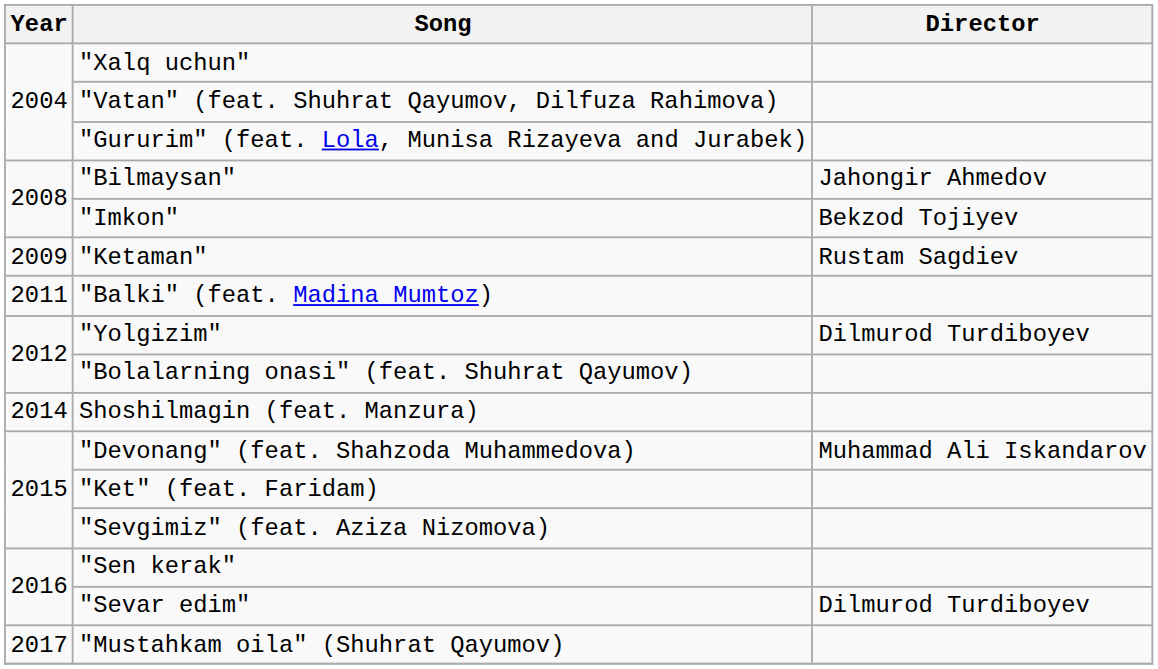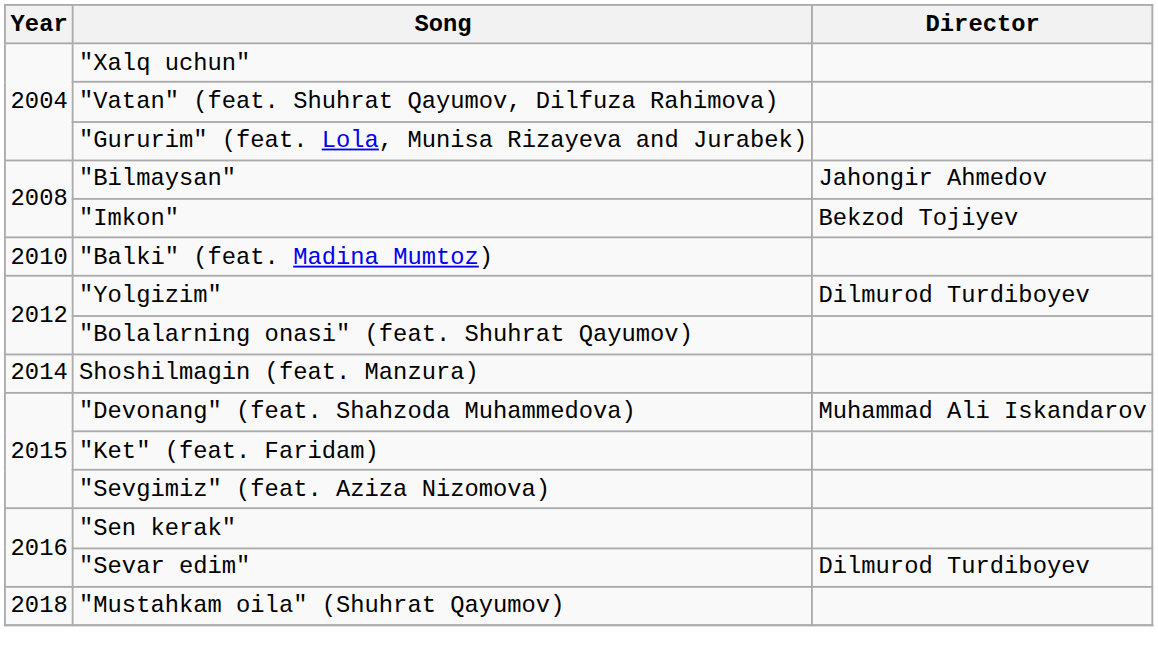- row: (143, 257)
(39, 296) 2011 -> (39, 257) 2010
(39, 645) 2017 -> (39, 606) 2018
